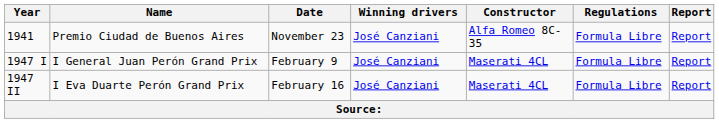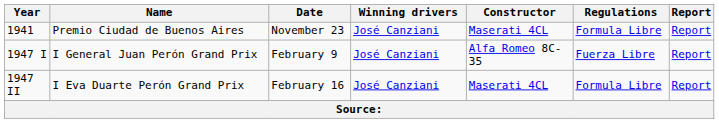(515, 38) Alfa Romeo 8C-35 -> (508, 31) Maserati 4CL
(508, 62) Maserati 4CL -> (515, 55) Alfa Romeo 8C-35
(619, 62) Formula Libre -> (615, 55) Fuerza Libre
